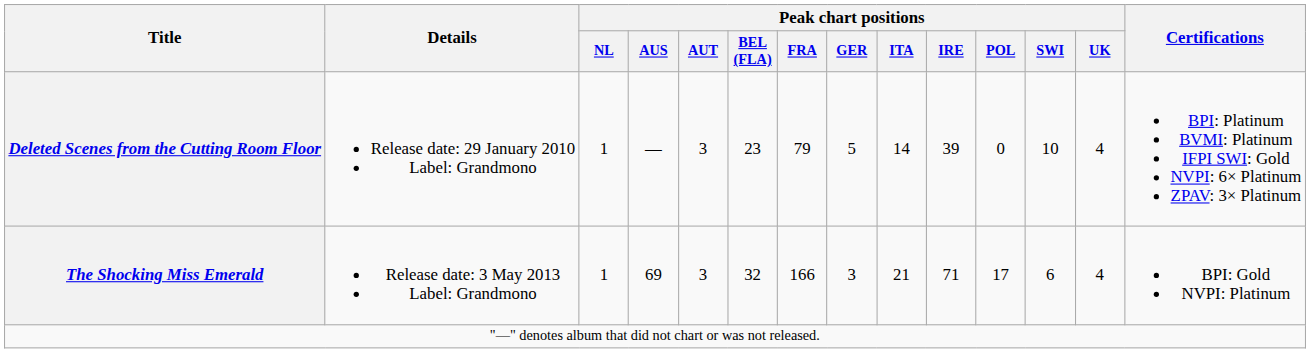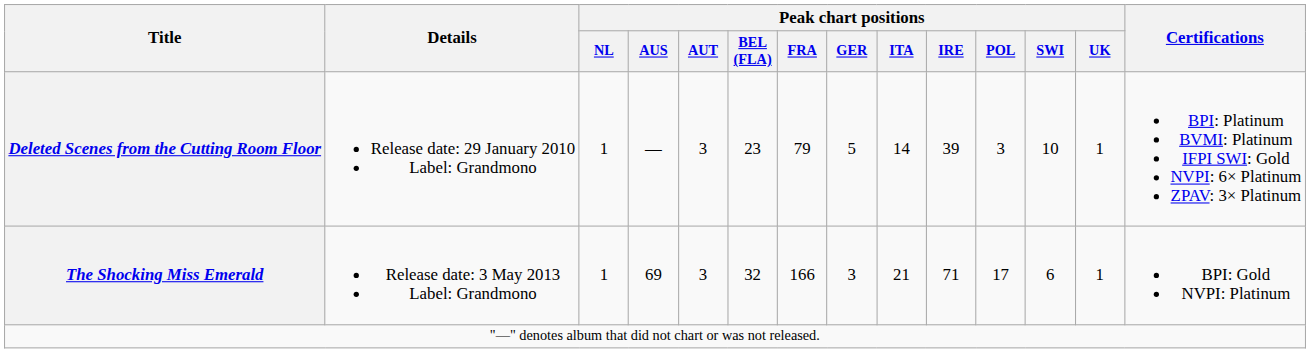(1001, 148) 0 -> (1001, 148) 3
(1100, 148) 4 -> (1100, 148) 1
(1100, 275) 4 -> (1100, 275) 1
